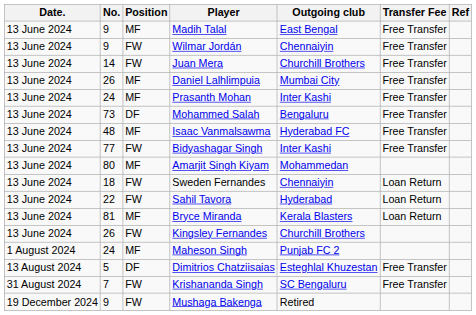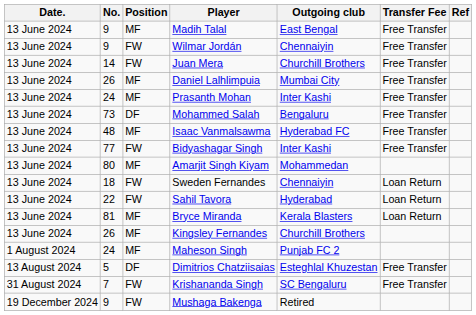(133, 234) FW -> (133, 234) MF
